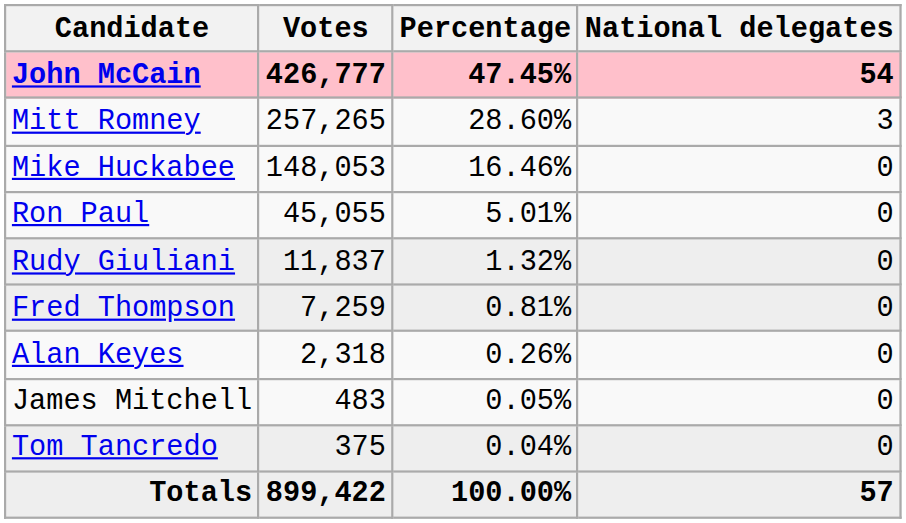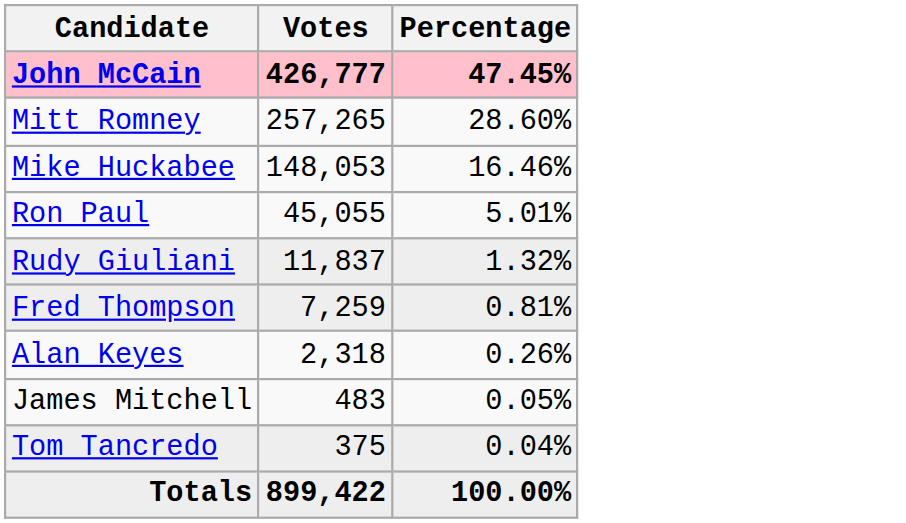- column: (739, 28)
